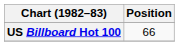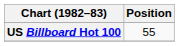(149, 31) 66 -> (149, 31) 55
